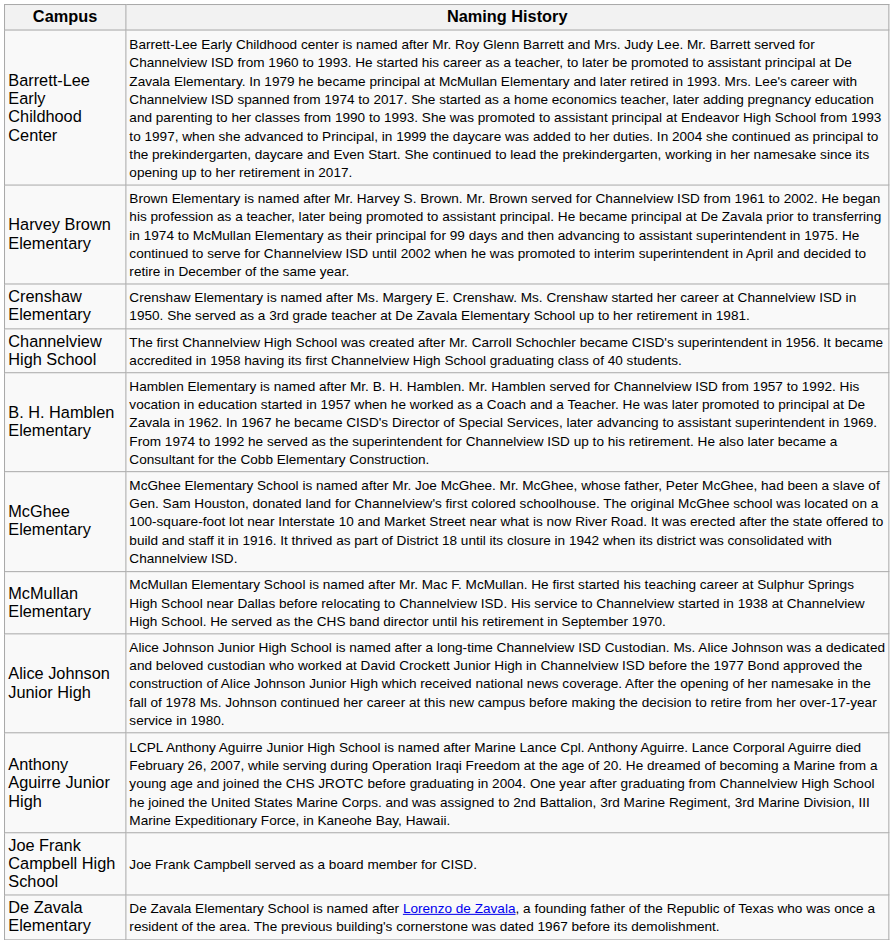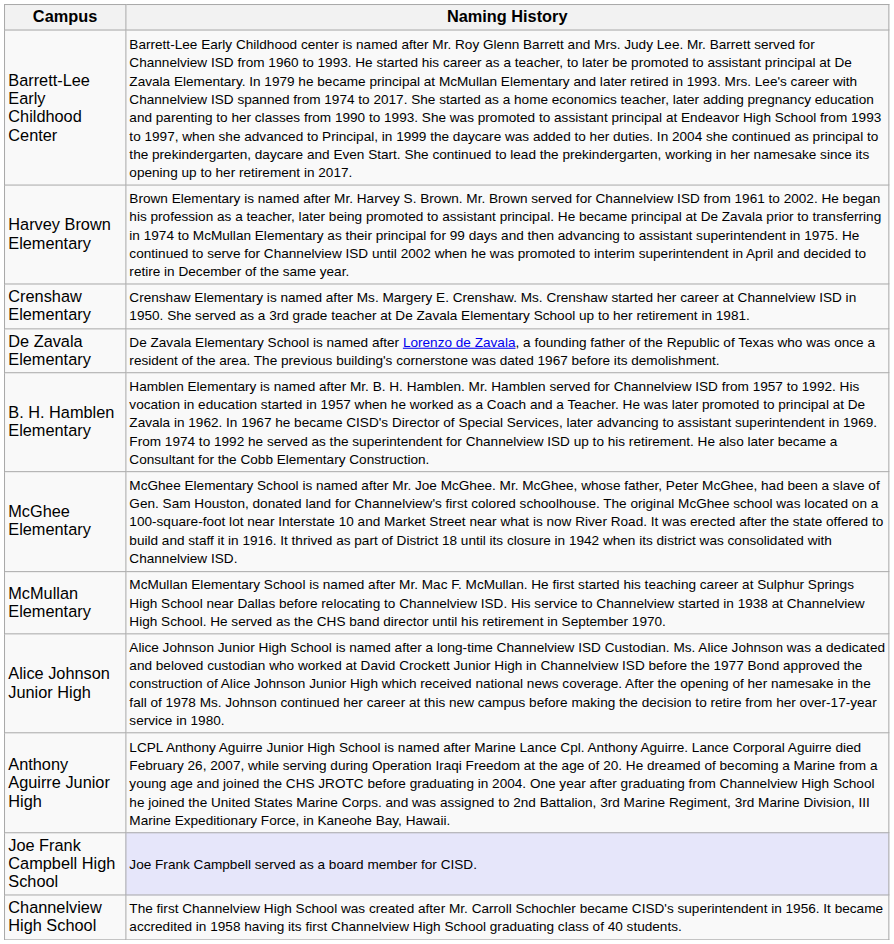rows swapped: (50, 917) <-> (55, 350)
(303, 864) no background -> (303, 864) lavender background
